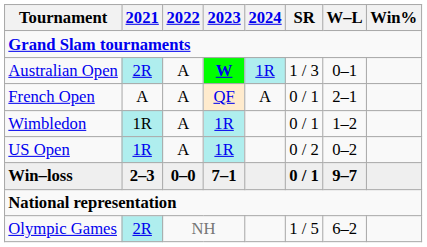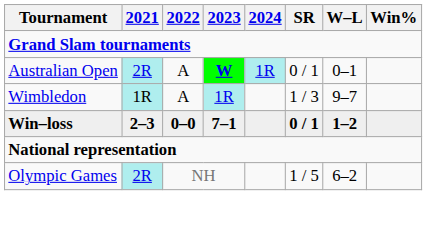(304, 70) 1 / 3 -> (304, 70) 0 / 1
- row: (52, 96)
(304, 123) 0 / 1 -> (304, 96) 1 / 3
(345, 123) 1–2 -> (345, 96) 9–7
- row: (39, 149)
(345, 176) 9–7 -> (345, 123) 1–2
